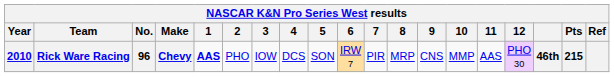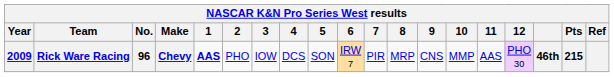(19, 56) 2010 -> (19, 56) 2009
